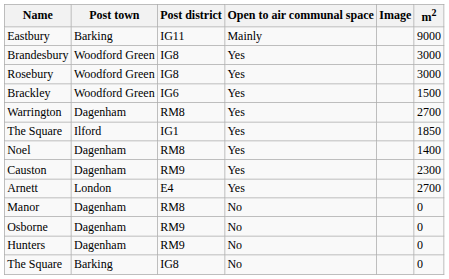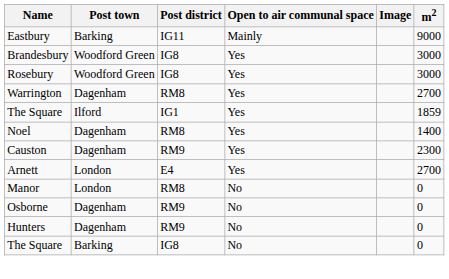- row: (29, 93)
(429, 131) 1850 -> (429, 112) 1859
(100, 207) Dagenham -> (93, 188) London
